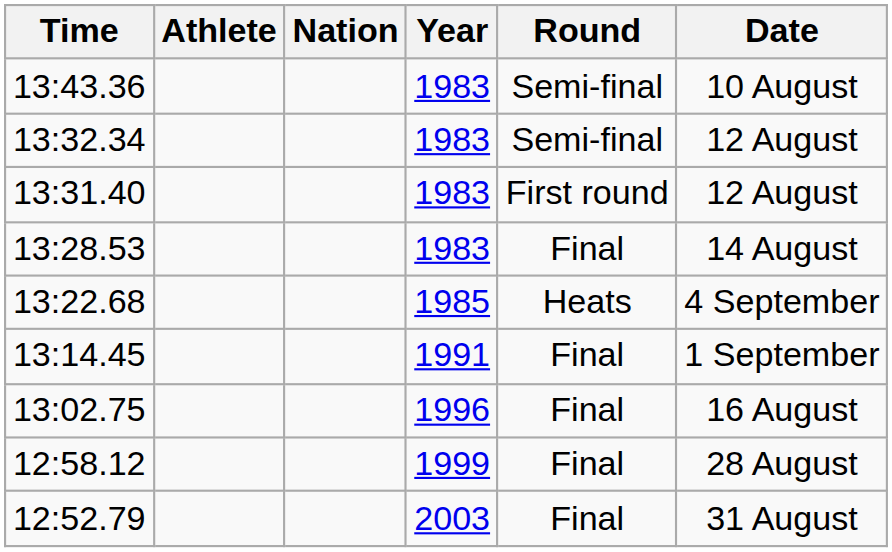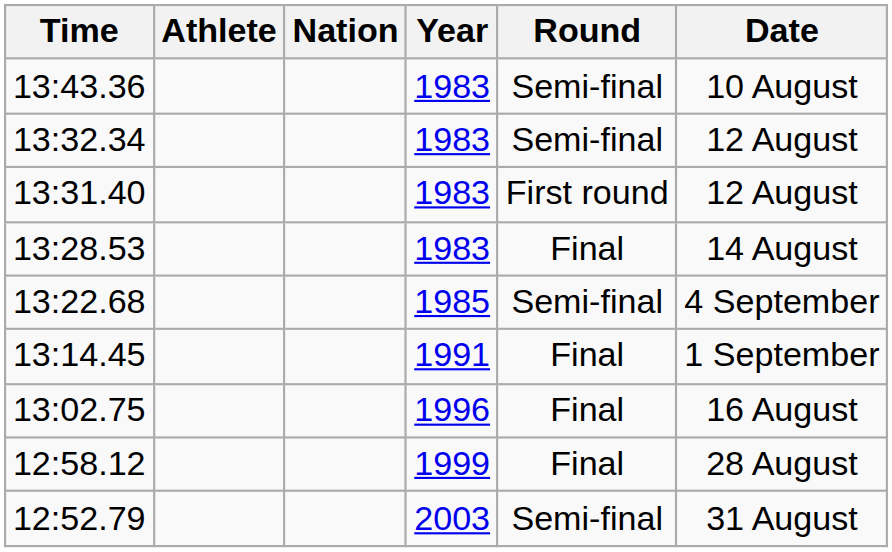(587, 301) Heats -> (587, 301) Semi-final
(587, 517) Final -> (587, 517) Semi-final
